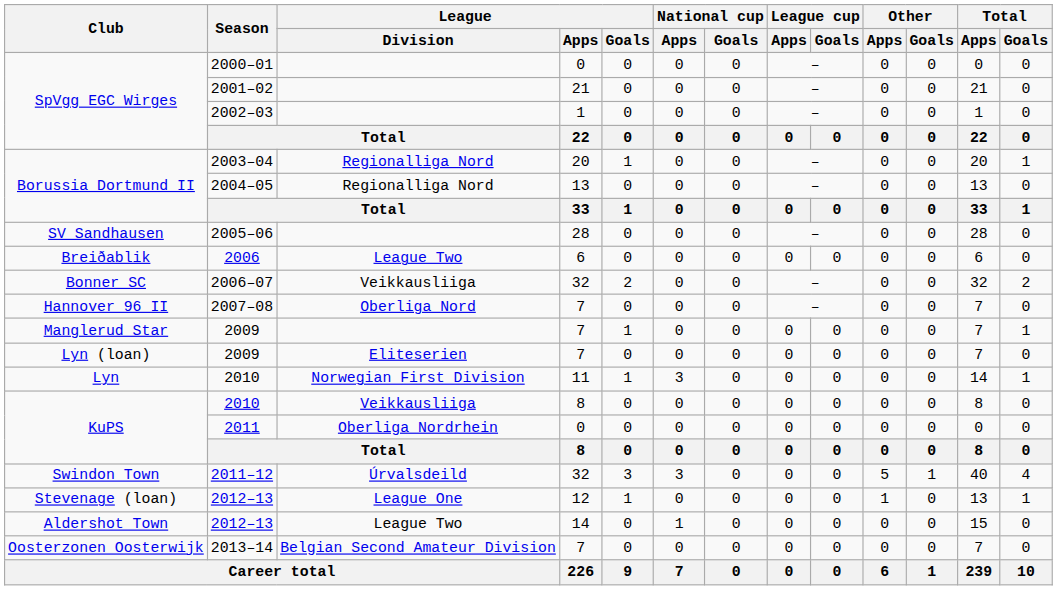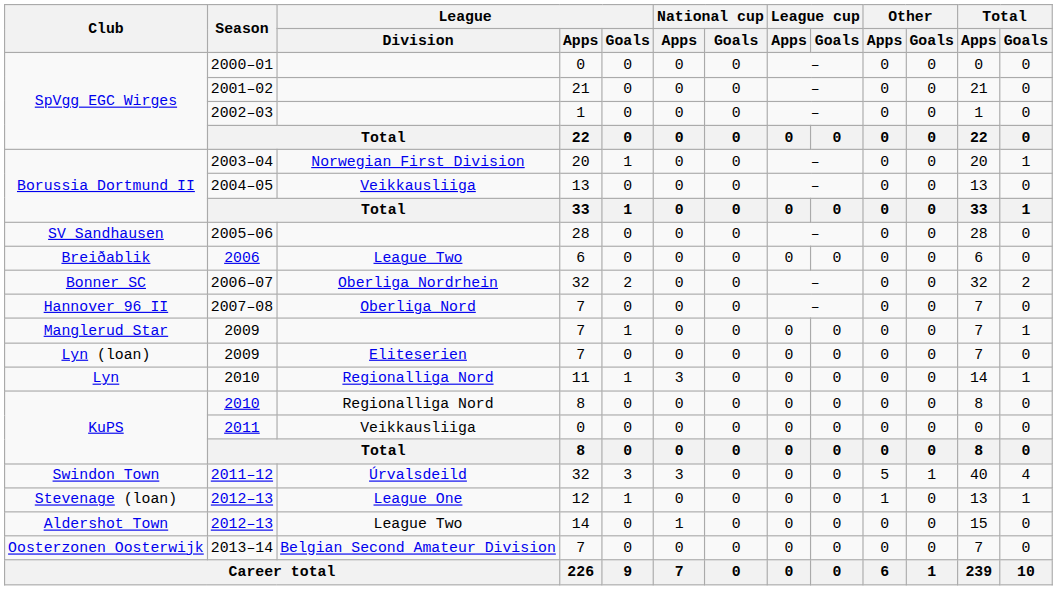(418, 162) Regionalliga Nord -> (418, 162) Norwegian First Division
(418, 186) Regionalliga Nord -> (418, 186) Veikkausliiga
(418, 282) Veikkausliiga -> (418, 282) Oberliga Nordrhein
(418, 379) Norwegian First Division -> (418, 379) Regionalliga Nord
(418, 403) Veikkausliiga -> (418, 403) Regionalliga Nord
(418, 427) Oberliga Nordrhein -> (418, 427) Veikkausliiga
